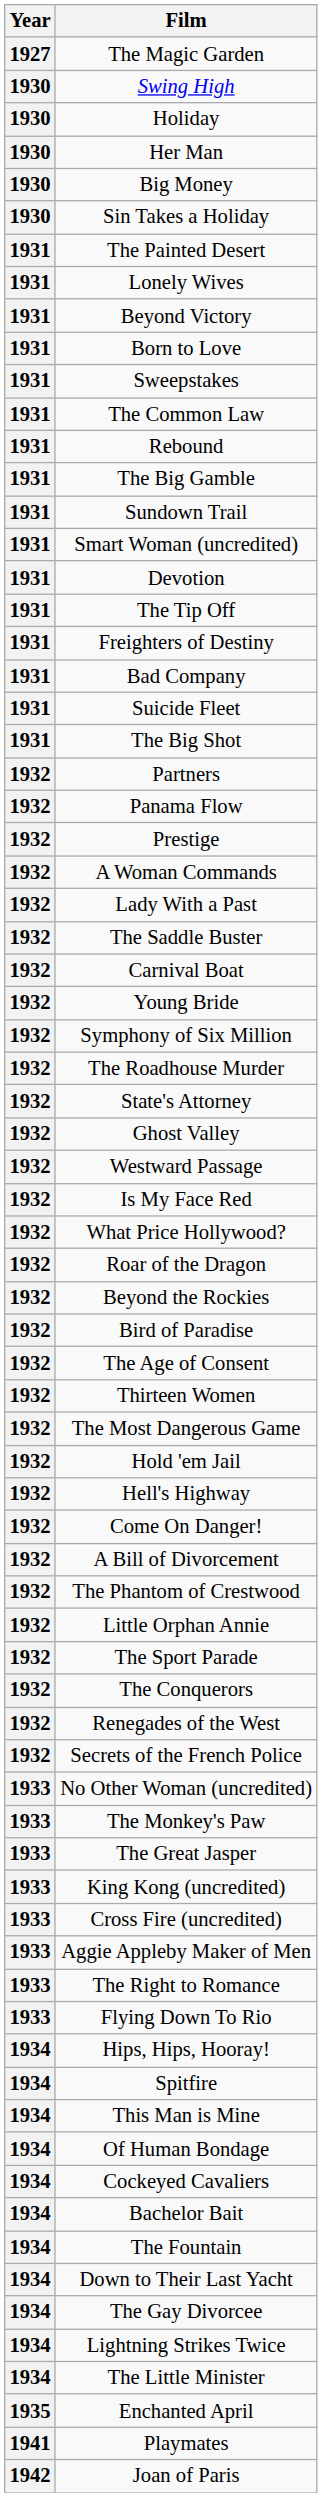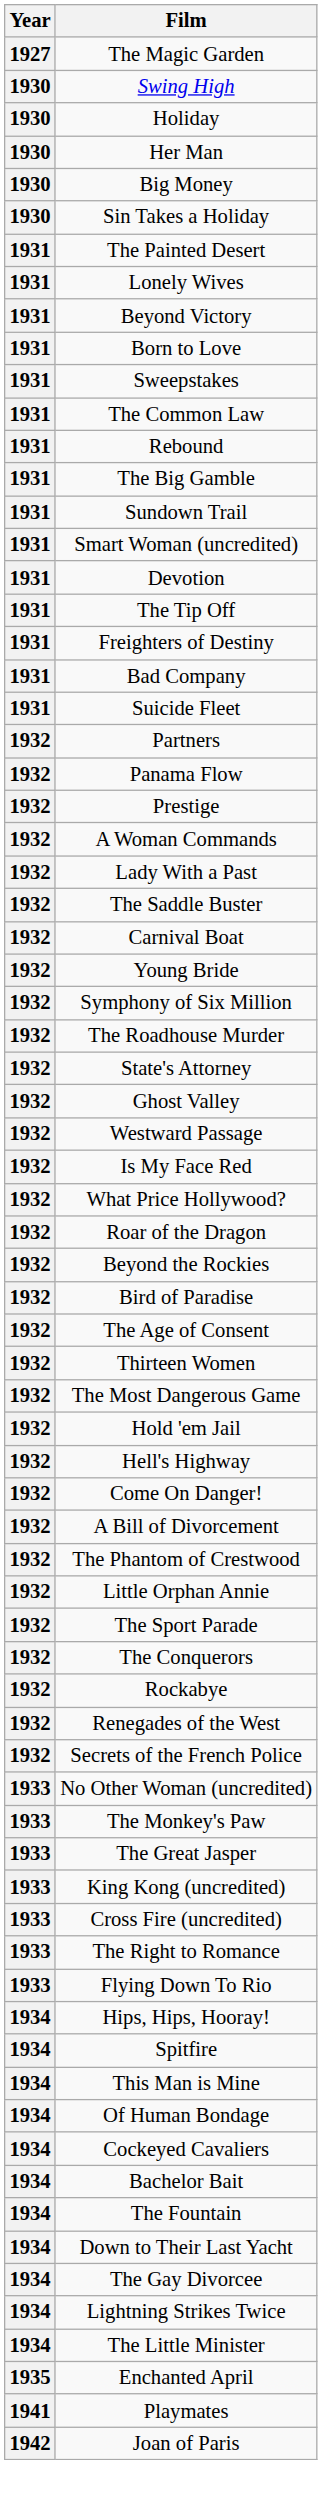- row: (186, 741)
+ row: (186, 1690)
- row: (186, 1952)
